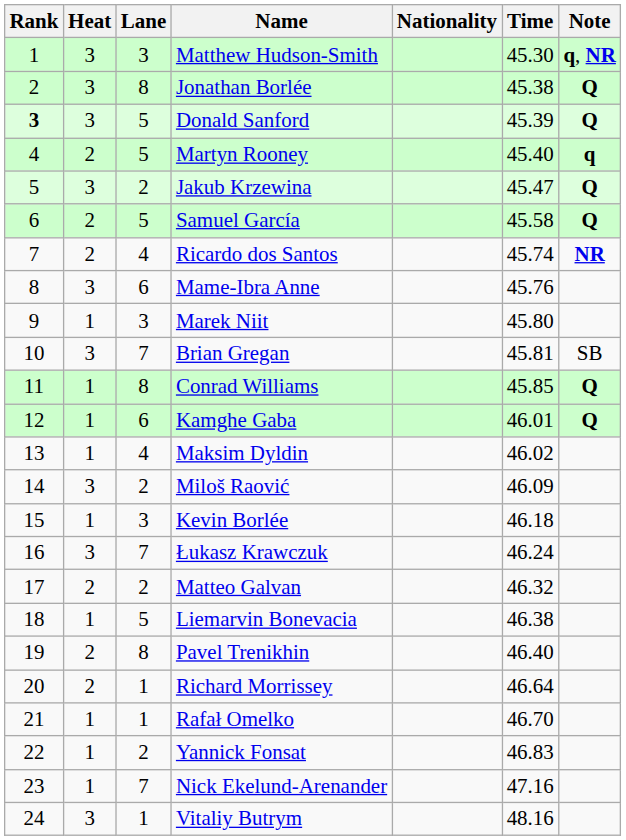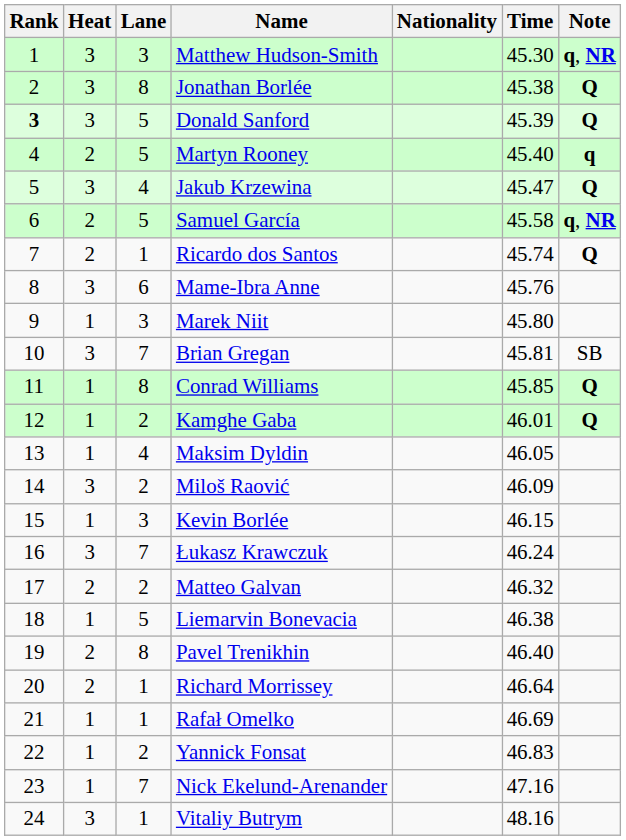(144, 187) 2 -> (144, 187) 4
(590, 220) Q -> (590, 220) q, NR
(144, 253) 4 -> (144, 253) 1
(590, 253) NR -> (590, 253) Q
(144, 420) 6 -> (144, 420) 2
(530, 453) 46.02 -> (530, 453) 46.05
(530, 519) 46.18 -> (530, 519) 46.15
(530, 719) 46.70 -> (530, 719) 46.69
